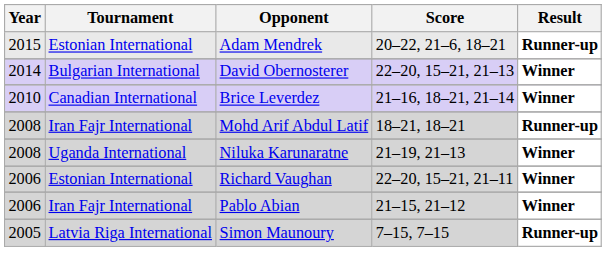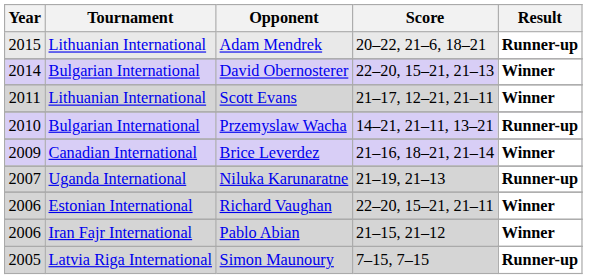(121, 45) Estonian International -> (127, 45) Lithuanian International
+ row: (258, 98)
+ row: (283, 125)
(25, 98) 2010 -> (25, 152) 2009
- row: (294, 125)
(25, 152) 2008 -> (25, 179) 2007
(548, 152) Winner -> (540, 179) Runner-up
